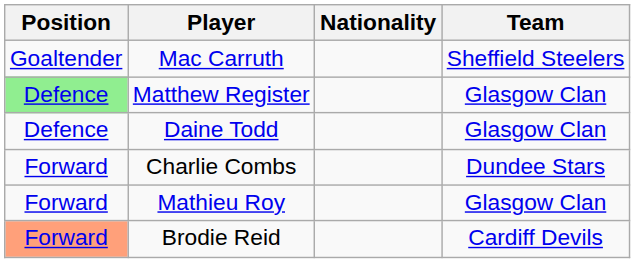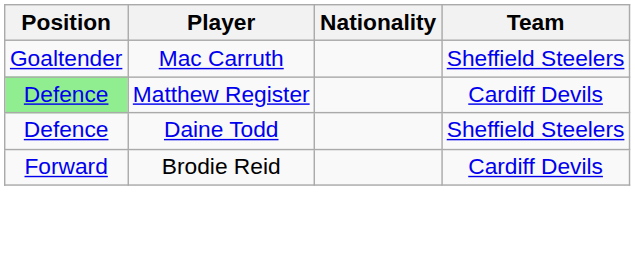(536, 94) Glasgow Clan -> (536, 94) Cardiff Devils
(536, 130) Glasgow Clan -> (536, 130) Sheffield Steelers
- row: (221, 166)
- row: (221, 202)
(66, 238) lightsalmon background -> (66, 166) no background
